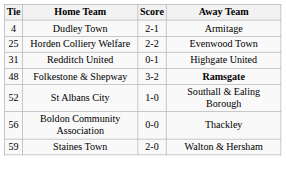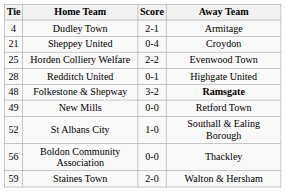+ row: (80, 44)
(14, 60) 31 -> (14, 76) 28
+ row: (80, 108)
